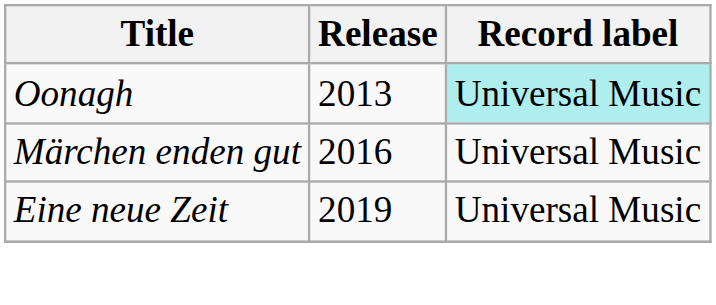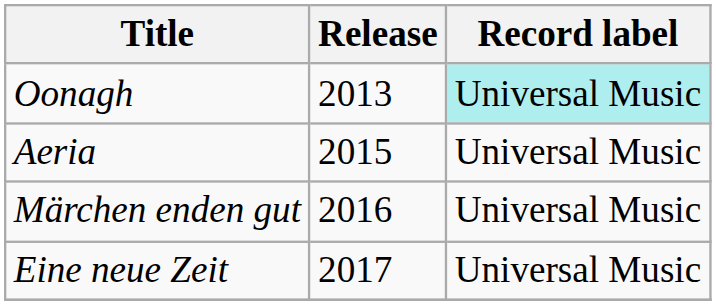+ row: (55, 151)
(355, 210) 2019 -> (355, 269) 2017
